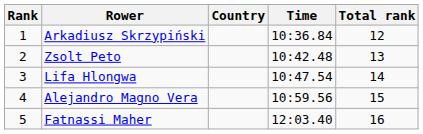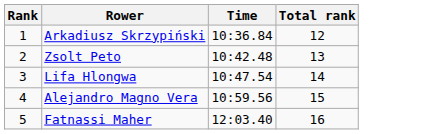- column: (238, 15)
